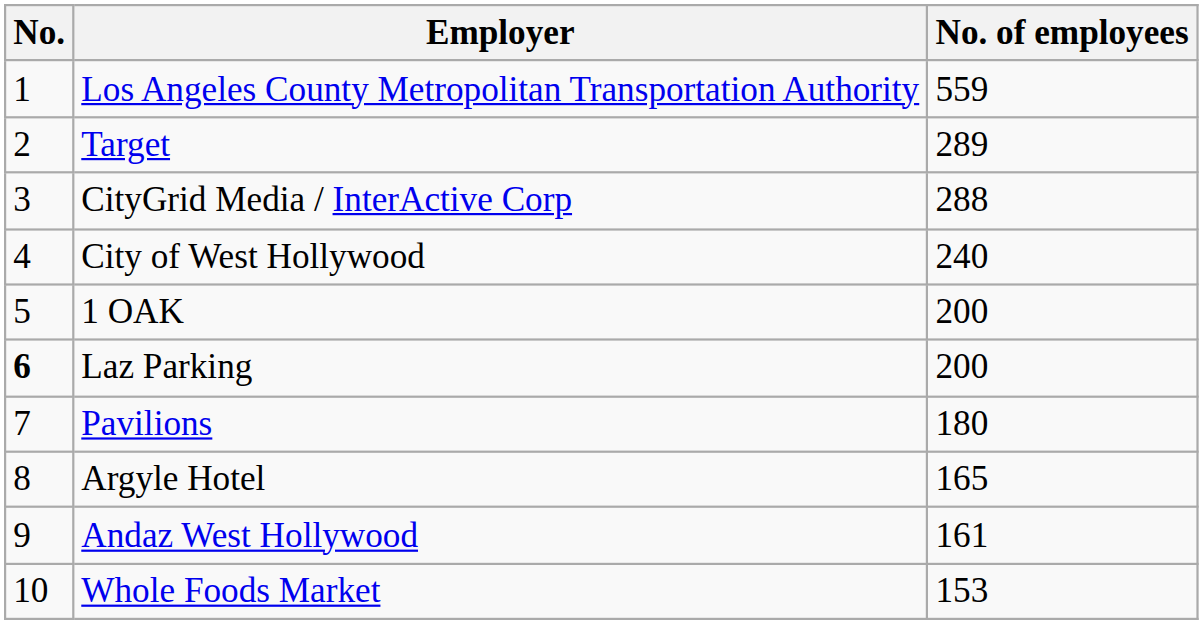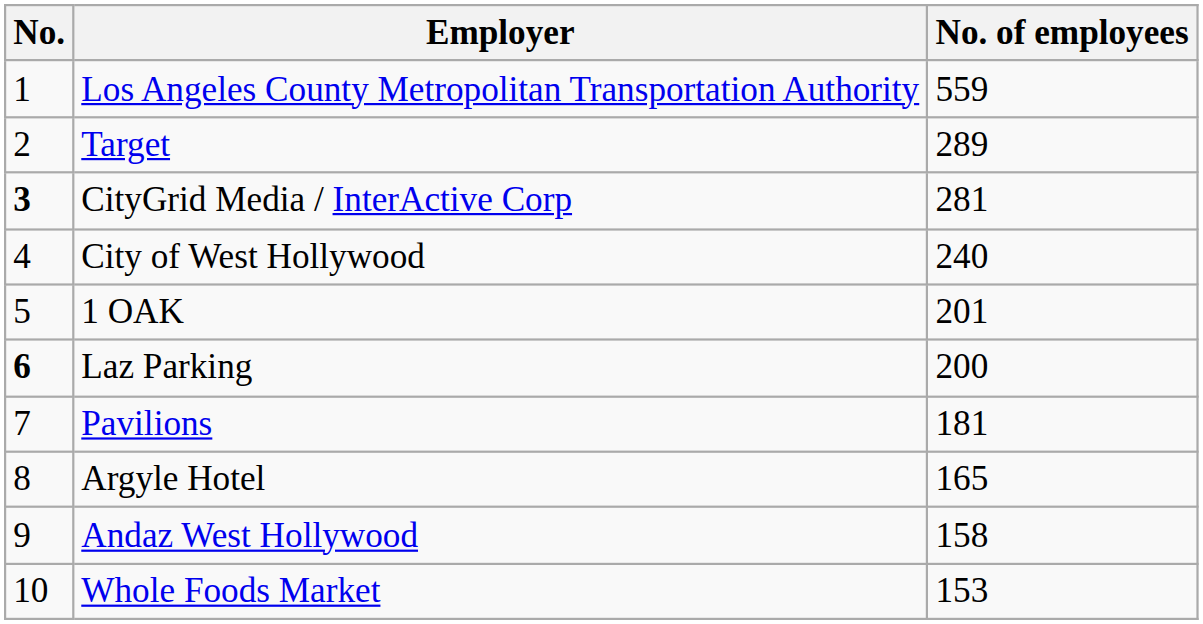(22, 199) normal -> (22, 199) bold
(962, 199) 288 -> (962, 199) 281
(962, 311) 200 -> (962, 311) 201
(962, 423) 180 -> (962, 423) 181
(962, 534) 161 -> (962, 534) 158
